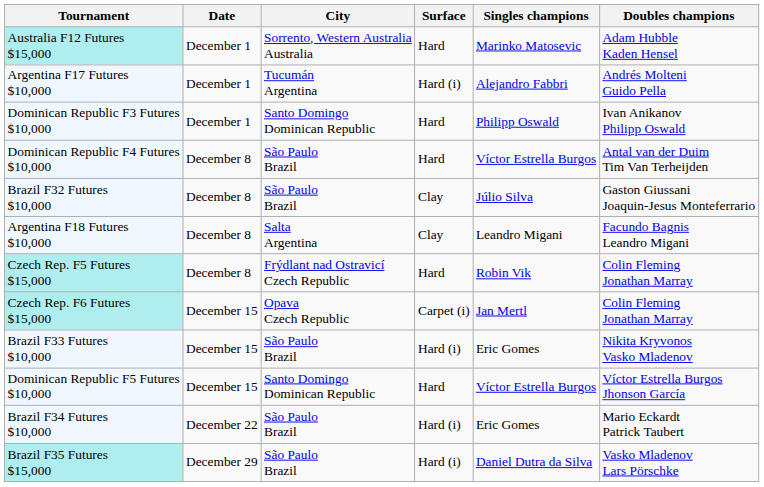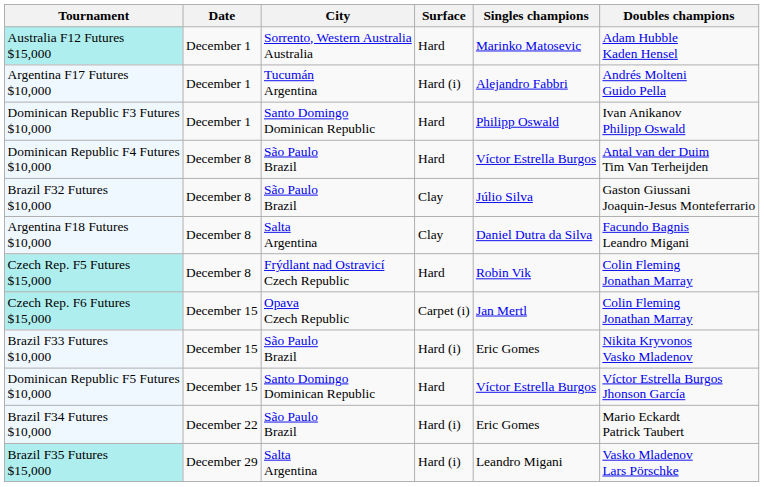(519, 235) Leandro Migani -> (534, 235) Daniel Dutra da Silva
(291, 462) São Paulo Brazil -> (291, 462) Salta Argentina
(534, 462) Daniel Dutra da Silva -> (519, 462) Leandro Migani
